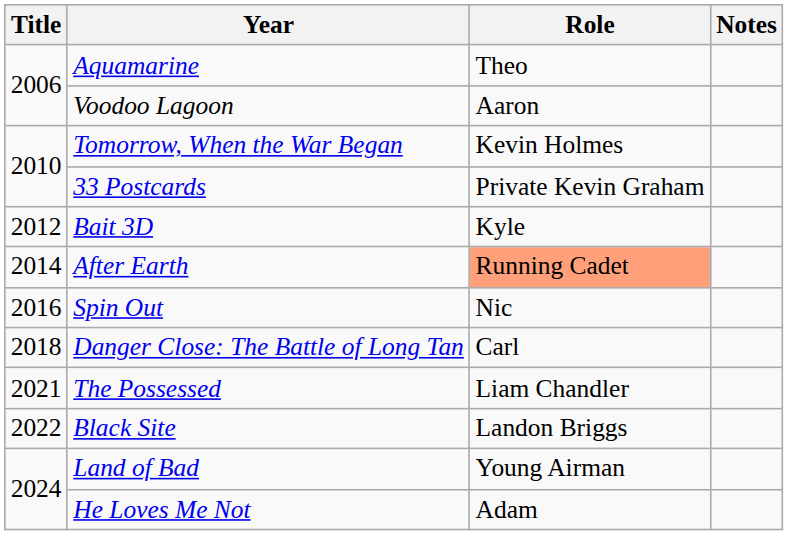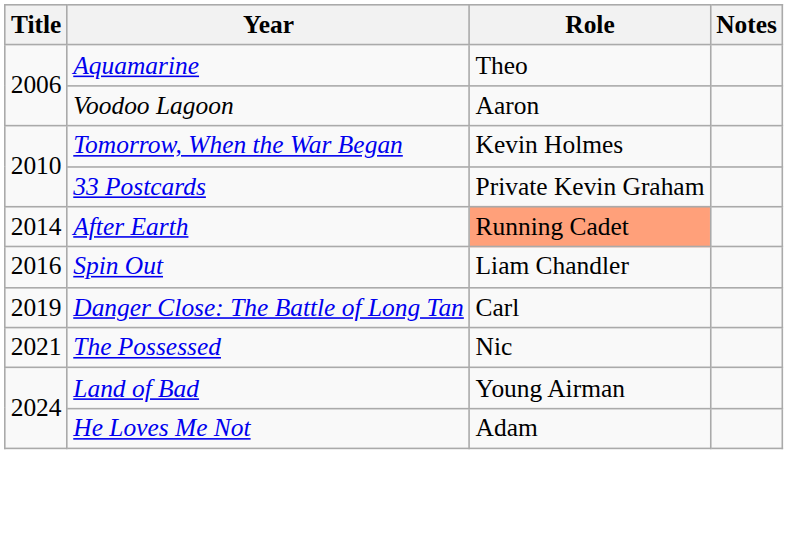- row: (113, 226)
(494, 307) Nic -> (552, 266) Liam Chandler
(36, 347) 2018 -> (36, 307) 2019
(552, 387) Liam Chandler -> (494, 347) Nic
- row: (124, 428)
